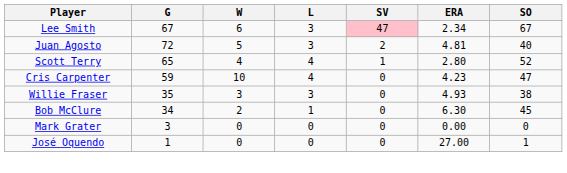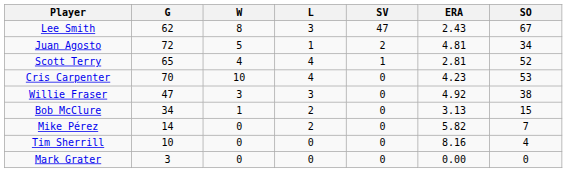(168, 29) 67 -> (168, 29) 62
(239, 29) 6 -> (239, 29) 8
(382, 29) pink background -> (382, 29) no background
(454, 29) 2.34 -> (454, 29) 2.43
(311, 45) 3 -> (311, 45) 1
(526, 45) 40 -> (526, 45) 34
(454, 61) 2.80 -> (454, 61) 2.81
(168, 78) 59 -> (168, 78) 70
(526, 78) 47 -> (526, 78) 53
(168, 94) 35 -> (168, 94) 47
(454, 94) 4.93 -> (454, 94) 4.92
(239, 110) 2 -> (239, 110) 1
(311, 110) 1 -> (311, 110) 2
(454, 110) 6.30 -> (454, 110) 3.13
(526, 110) 45 -> (526, 110) 15
+ row: (68, 127)
+ row: (68, 143)
- row: (68, 143)
